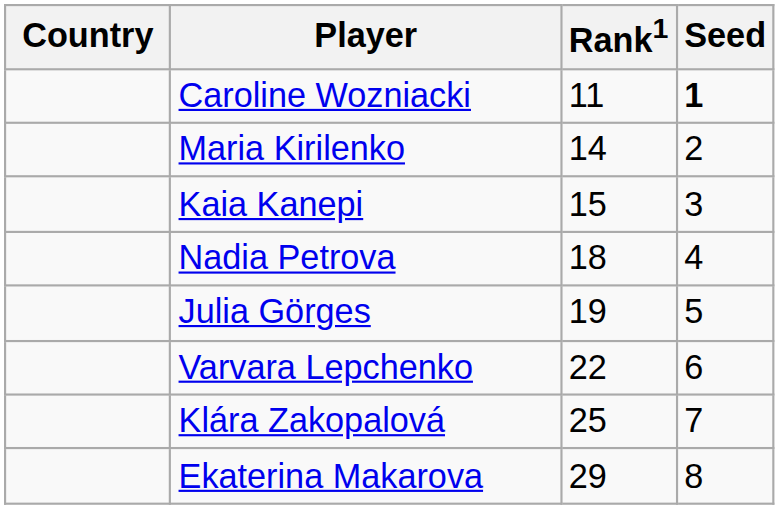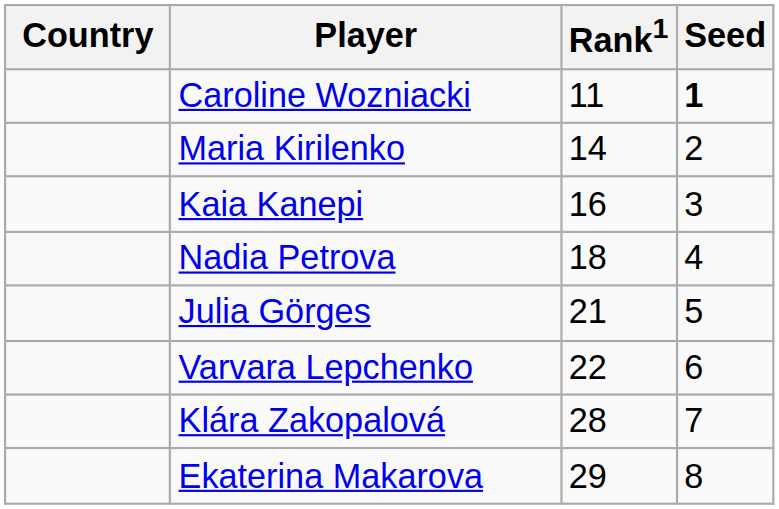(588, 203) 15 -> (588, 203) 16
(588, 312) 19 -> (588, 312) 21
(588, 421) 25 -> (588, 421) 28
